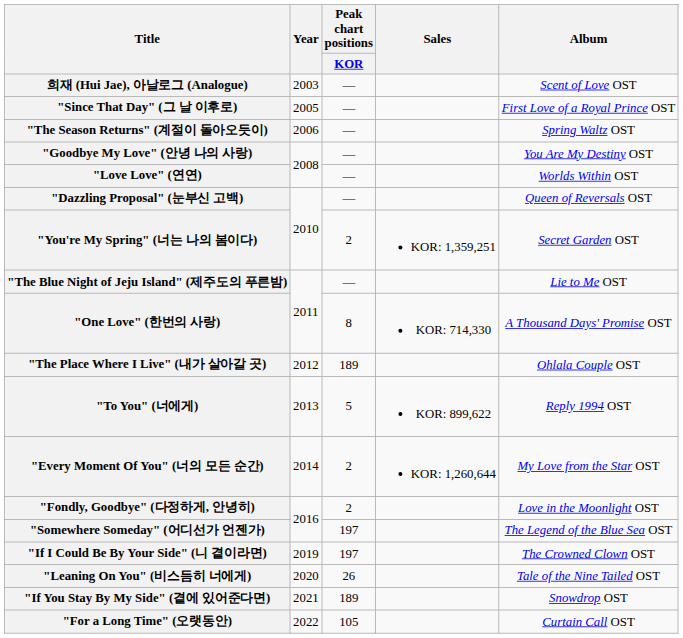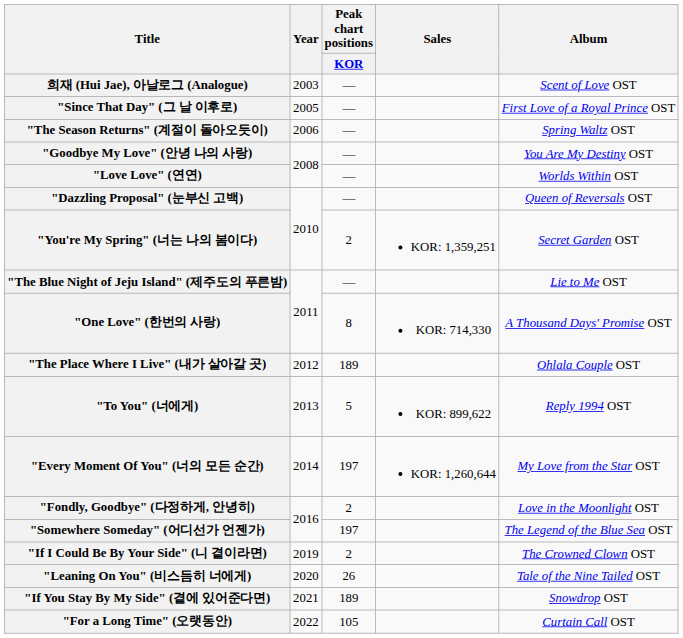(349, 466) 2 -> (349, 466) 197
(349, 553) 197 -> (349, 553) 2
